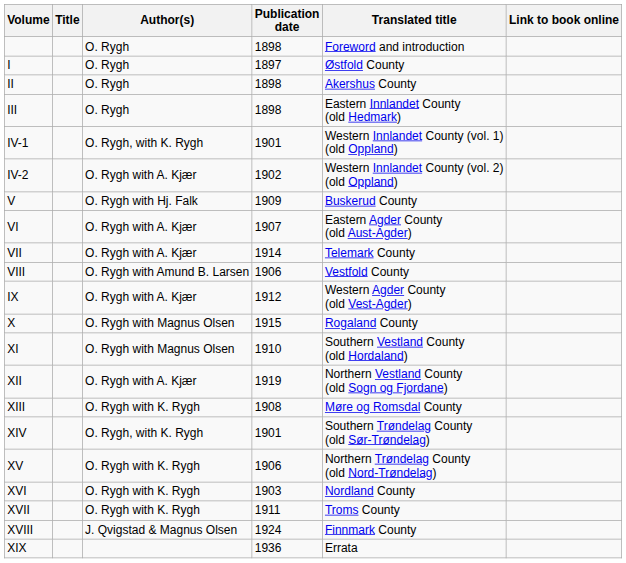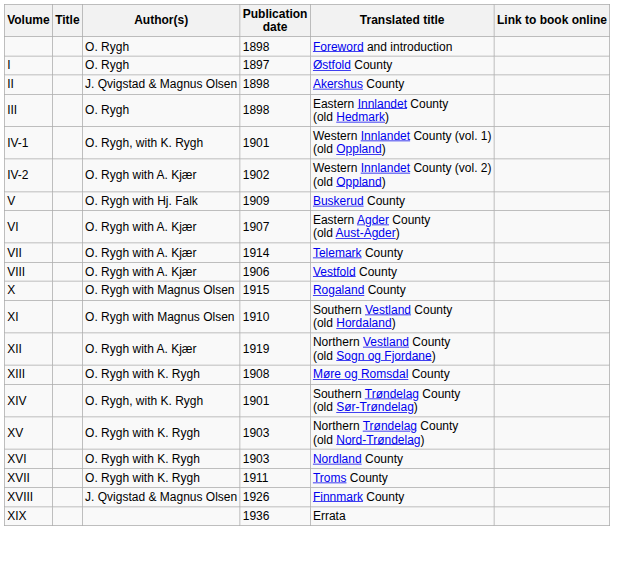(107, 84) O. Rygh -> (161, 84) J. Qvigstad & Magnus Olsen
(167, 271) O. Rygh with Amund B. Larsen -> (141, 271) O. Rygh with A. Kjær
- row: (13, 297)
(268, 465) 1906 -> (256, 433) 1903
(268, 529) 1924 -> (256, 497) 1926
